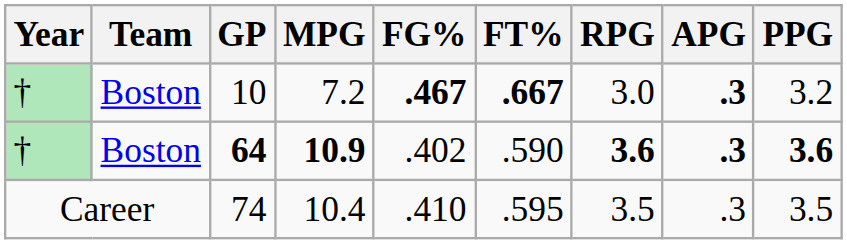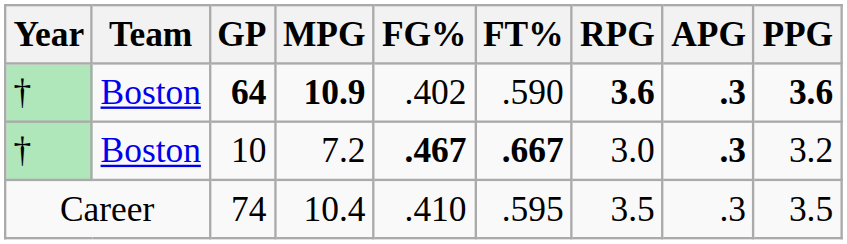rows swapped: (249, 150) <-> (249, 92)
